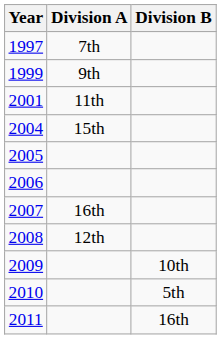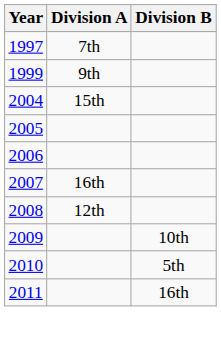- row: (26, 100)
